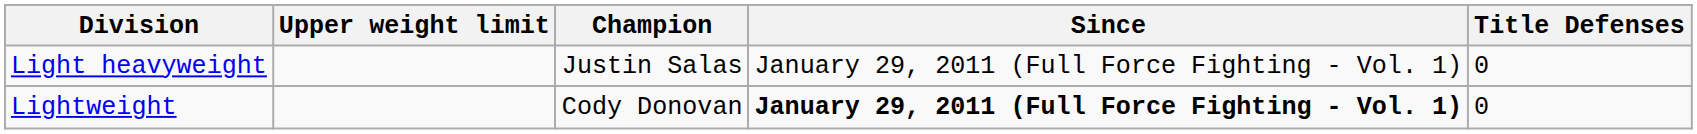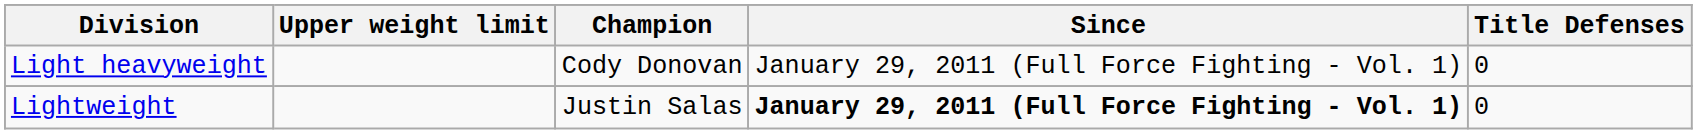(652, 66) Justin Salas -> (652, 66) Cody Donovan
(652, 107) Cody Donovan -> (652, 107) Justin Salas
